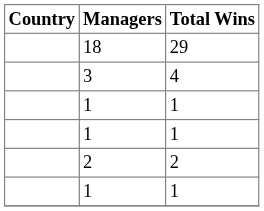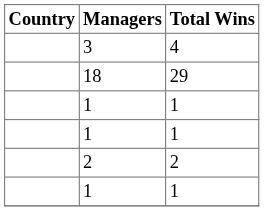rows swapped: (92, 47) <-> (88, 76)
